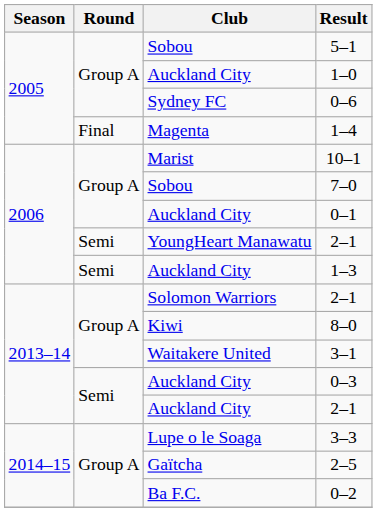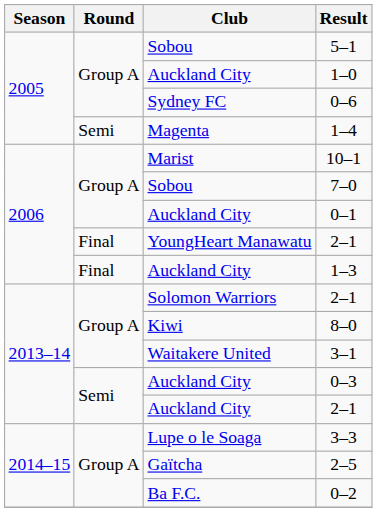(96, 130) Final -> (96, 130) Semi
(96, 241) Semi -> (96, 241) Final
(96, 269) Semi -> (96, 269) Final
